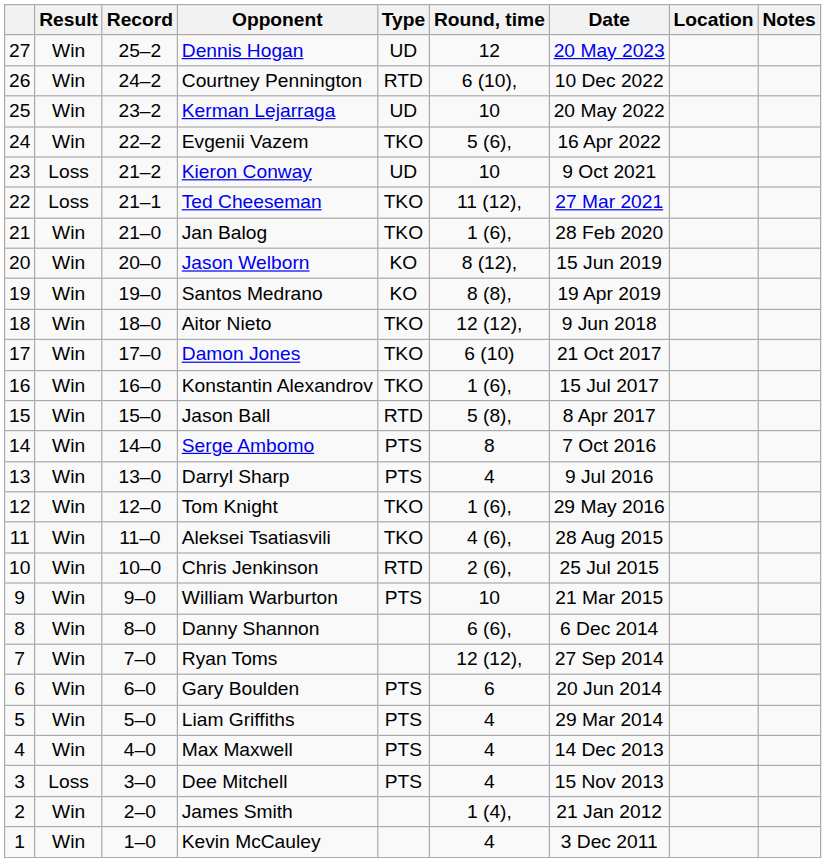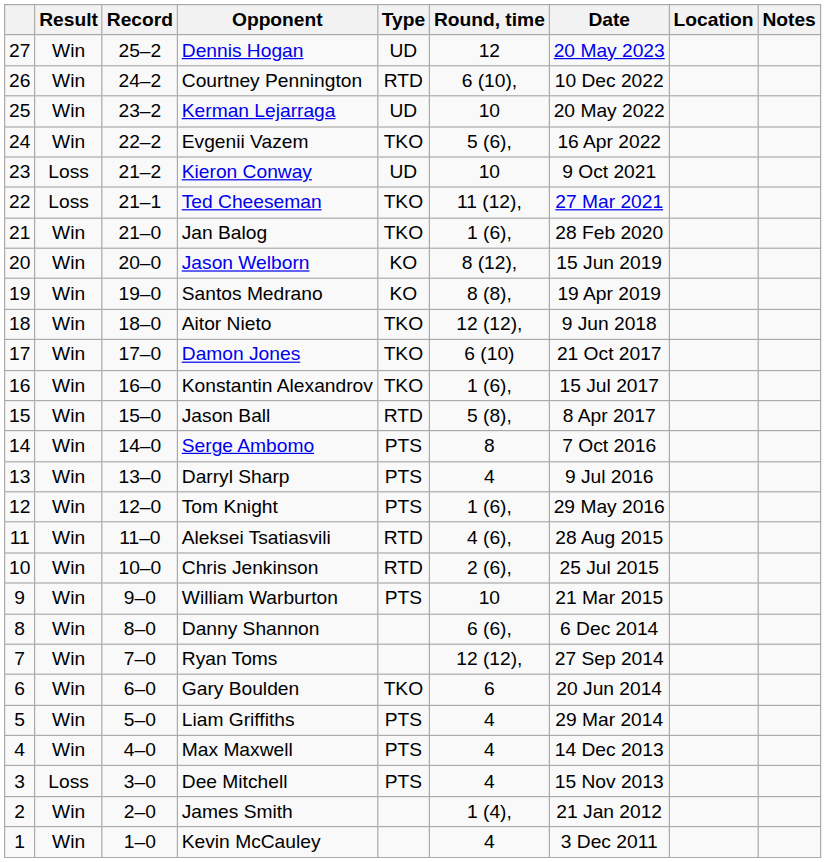(403, 506) TKO -> (403, 506) PTS
(403, 537) TKO -> (403, 537) RTD
(403, 689) PTS -> (403, 689) TKO
